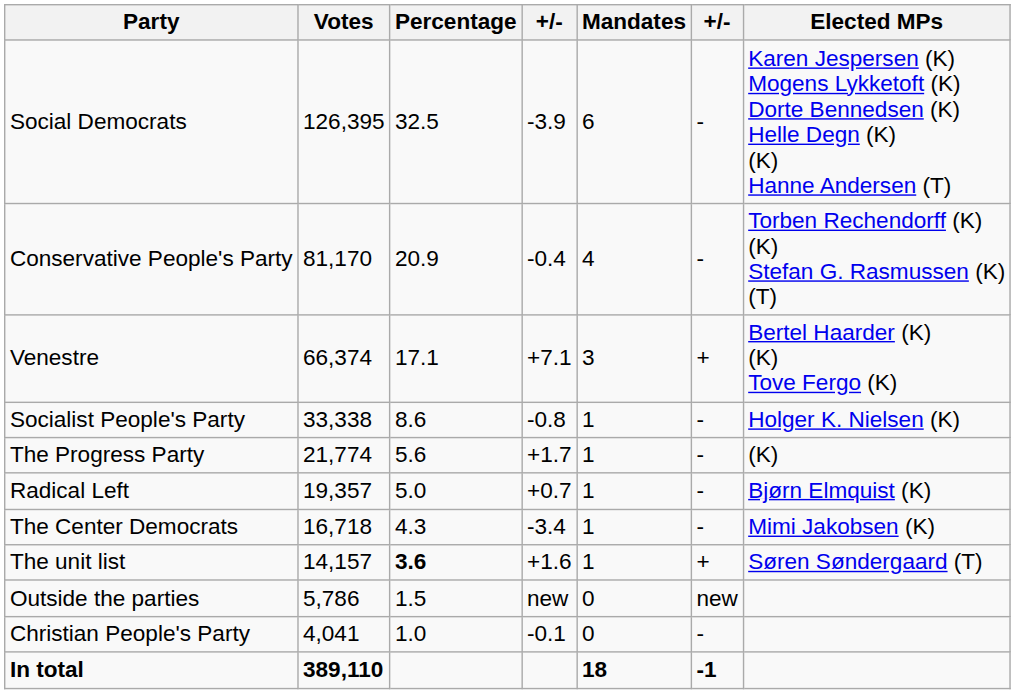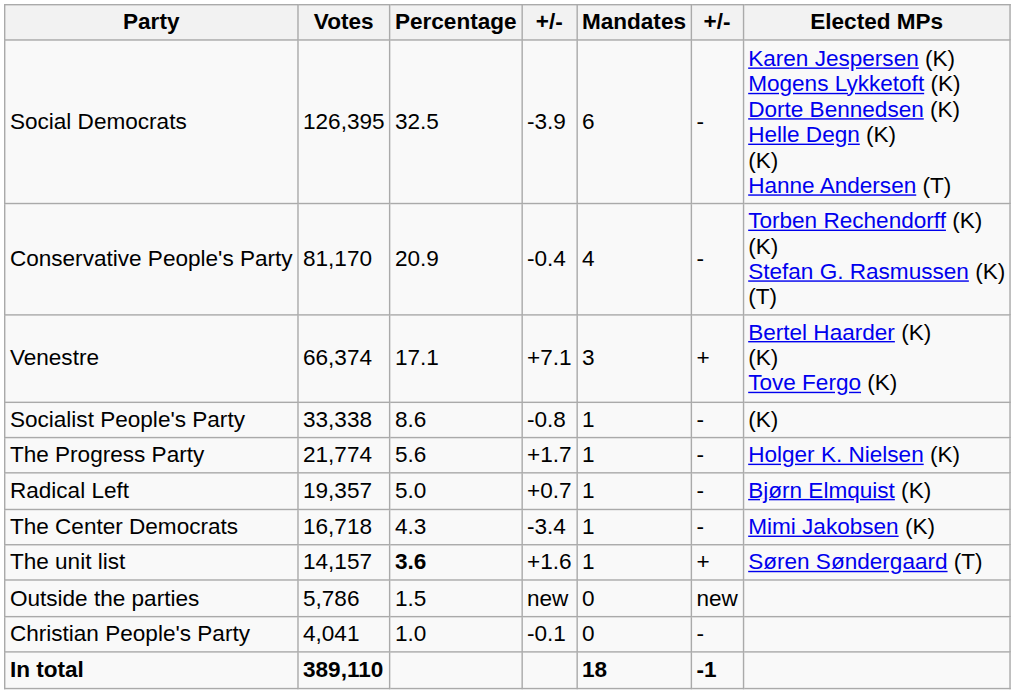(854, 419) Holger K. Nielsen (K) -> (763, 419) (K)
(763, 455) (K) -> (854, 455) Holger K. Nielsen (K)
